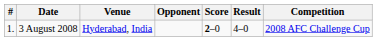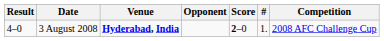columns swapped: (10, 12) <-> (247, 12)
(117, 28) normal -> (141, 28) bold
